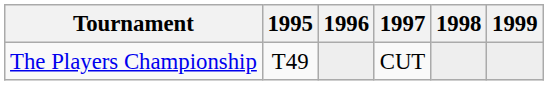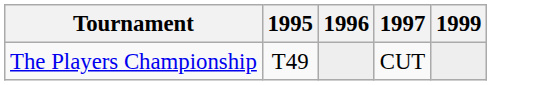- column: (459, 23)
